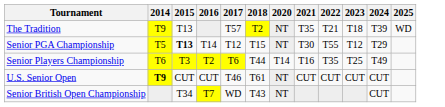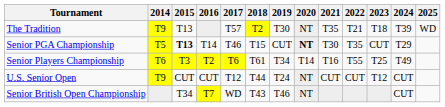+ column: (282, 12)
(233, 45) T12 -> (233, 45) T46
(282, 45) normal -> (306, 45) bold
(330, 45) T55 -> (355, 45) T35
(355, 45) T12 -> (379, 45) CUT
(257, 61) T44 -> (257, 61) T61
(330, 61) T35 -> (355, 61) T55
(160, 77) bold -> (160, 77) normal
(233, 77) T46 -> (233, 77) T12
(257, 77) T61 -> (257, 77) T44
(355, 77) CUT -> (379, 77) T12
